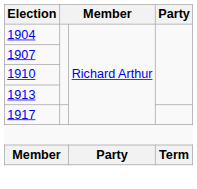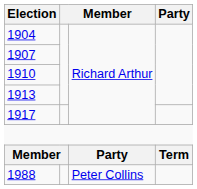+ row: (21, 174)
